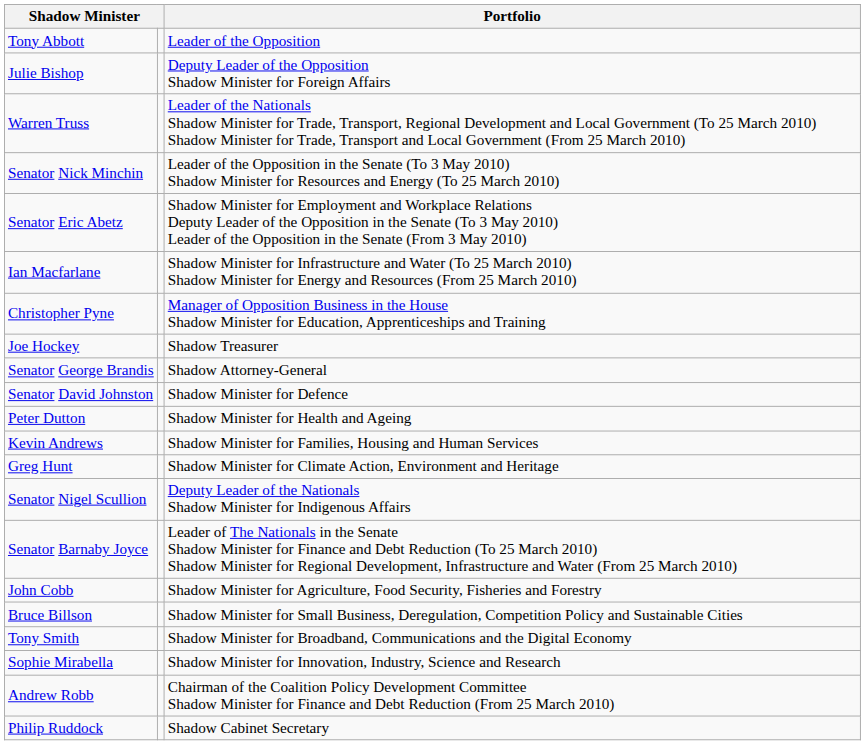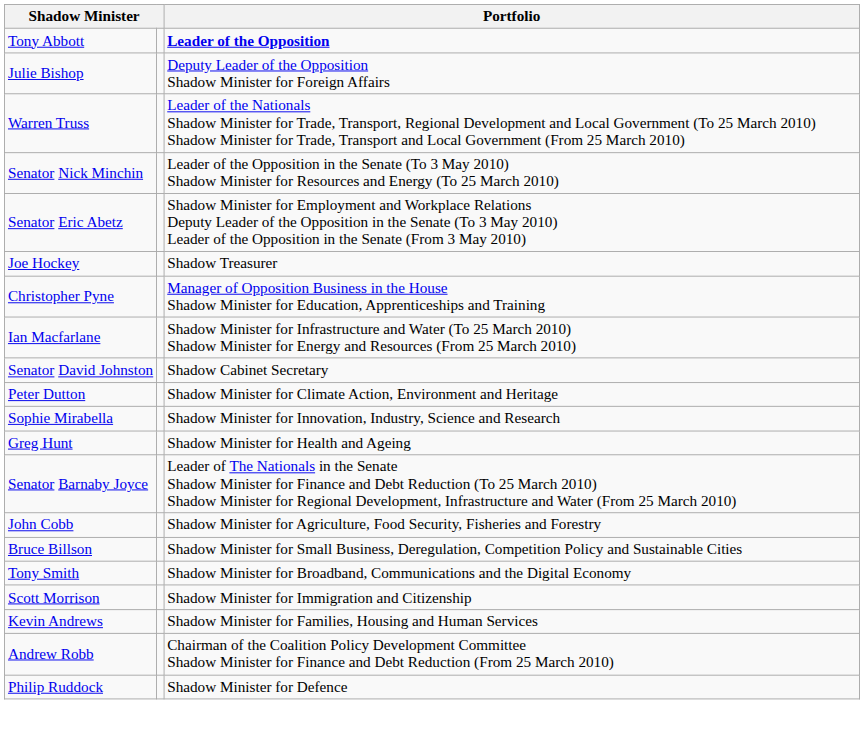(244, 40) normal -> (248, 40) bold
rows swapped: (44, 346) <-> (54, 272)
- row: (81, 370)
(258, 394) Shadow Minister for Defence -> (248, 370) Shadow Cabinet Secretary
(290, 418) Shadow Minister for Health and Ageing -> (363, 394) Shadow Minister for Climate Action, Environment and Heritage
rows swapped: (55, 442) <-> (61, 662)
(363, 466) Shadow Minister for Climate Action, Environment and Heritage -> (289, 442) Shadow Minister for Health and Ageing
- row: (77, 499)
+ row: (54, 597)
(248, 727) Shadow Cabinet Secretary -> (257, 686) Shadow Minister for Defence
